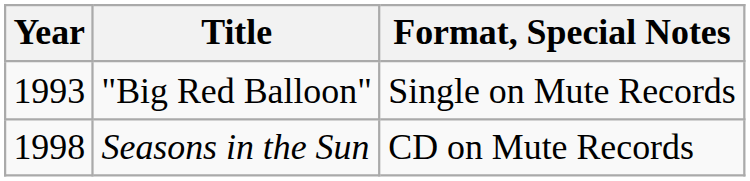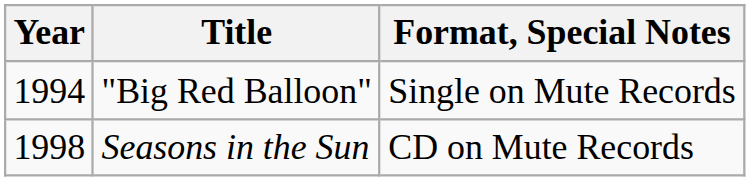(49, 89) 1993 -> (49, 89) 1994
